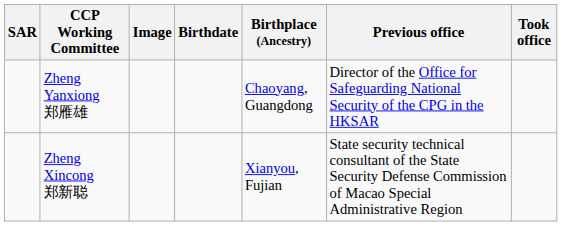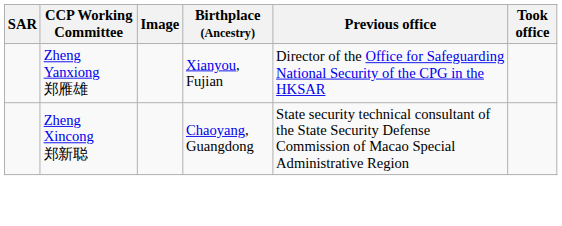- column: (208, 32)
(279, 96) Chaoyang, Guangdong -> (213, 73) Xianyou, Fujian
(272, 176) Xianyou, Fujian -> (220, 138) Chaoyang, Guangdong
